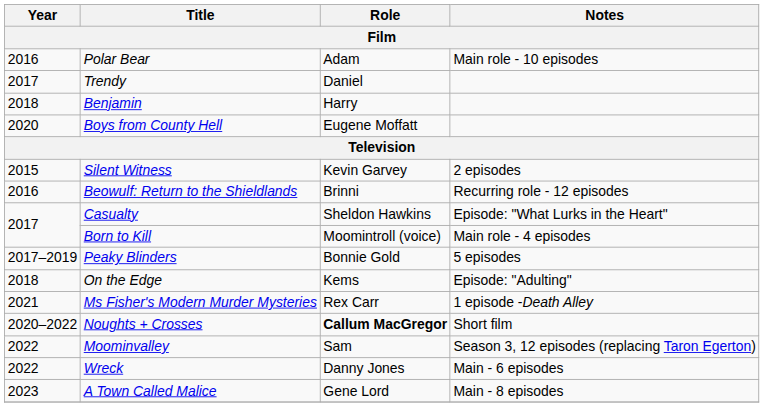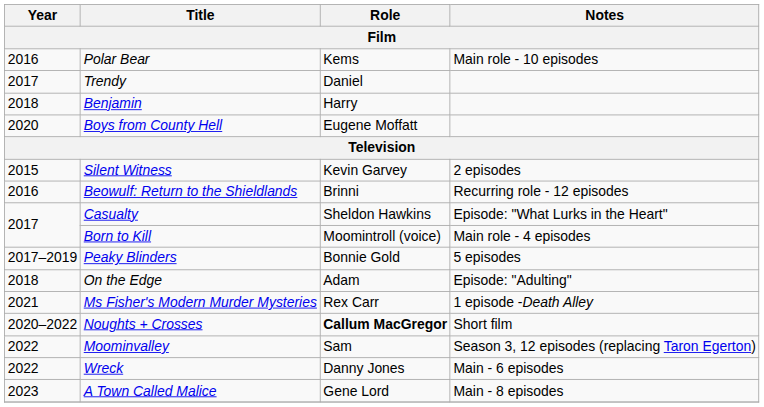(341, 59) Adam -> (341, 59) Kems
(341, 280) Kems -> (341, 280) Adam
